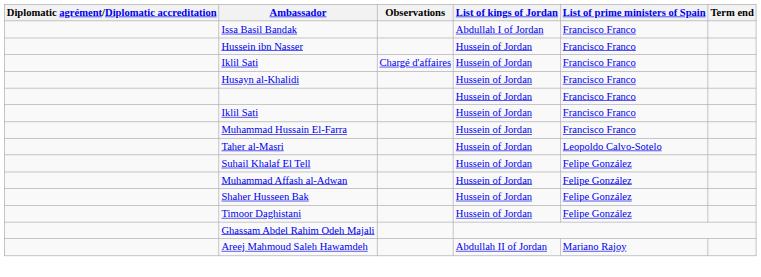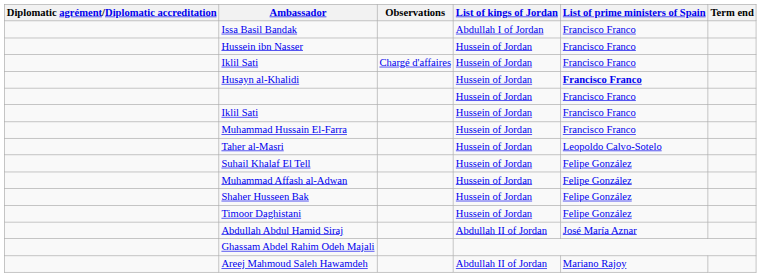(599, 79) normal -> (602, 79) bold
+ row: (282, 230)
